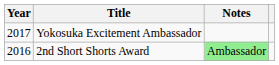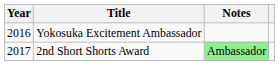(19, 32) 2017 -> (19, 32) 2016
(19, 51) 2016 -> (19, 51) 2017
